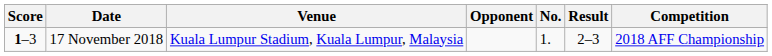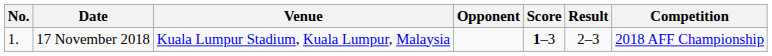columns swapped: (551, 16) <-> (25, 16)
